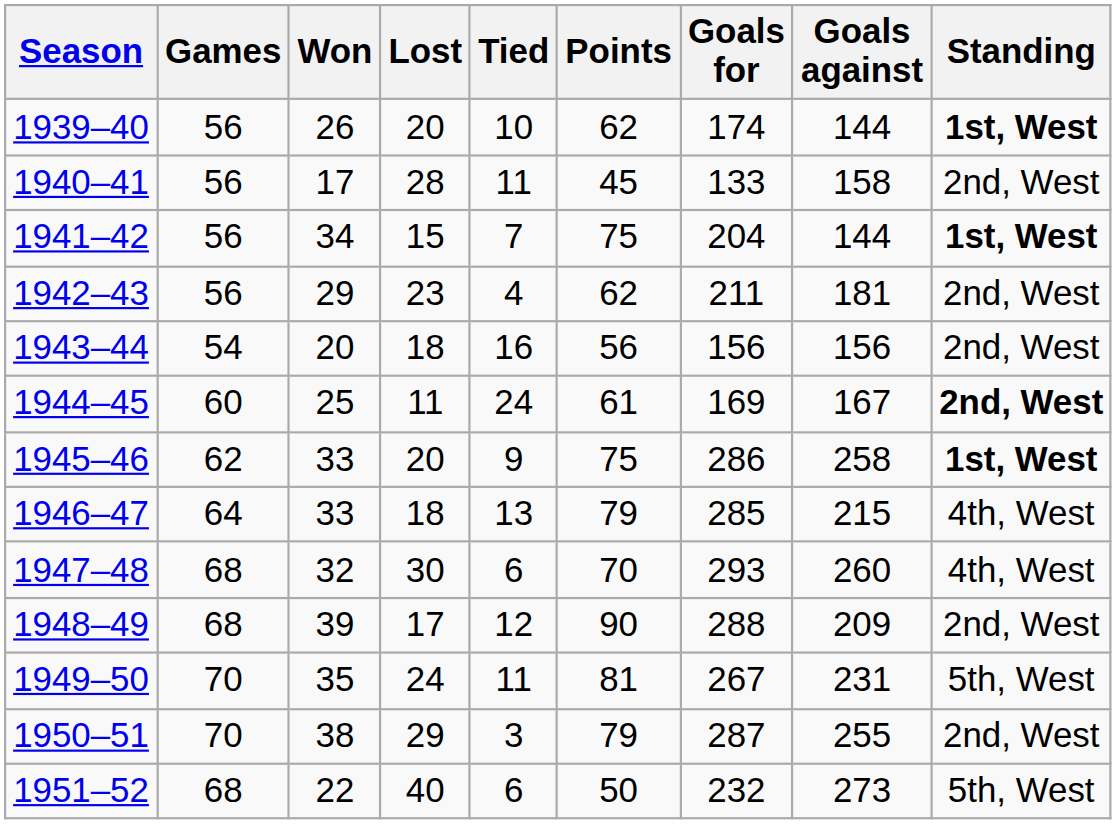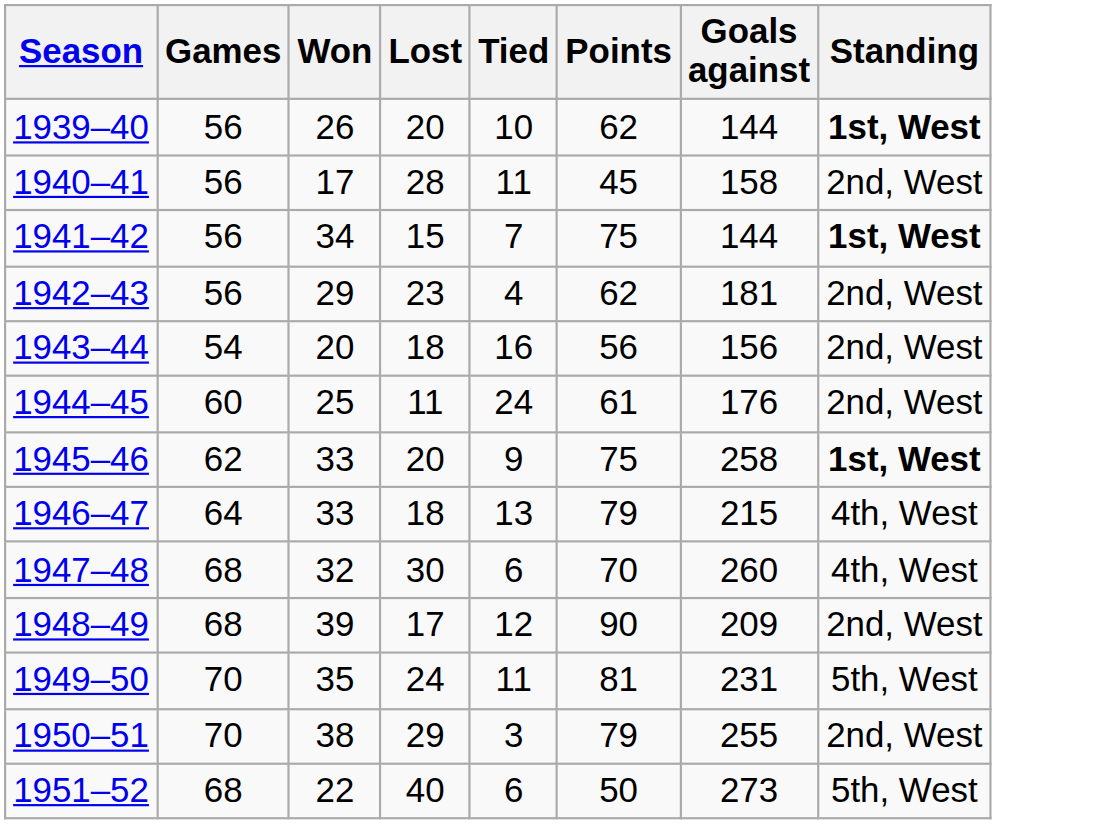- column: (736, 51)
(862, 403) 167 -> (749, 403) 176
(1021, 403) bold -> (904, 403) normal
